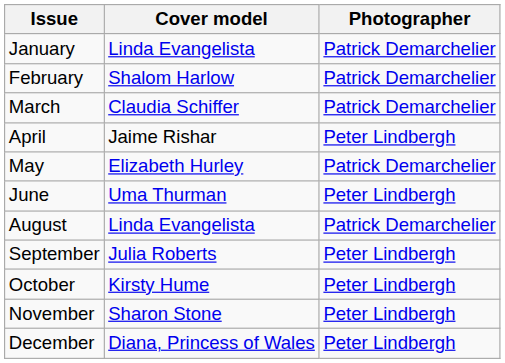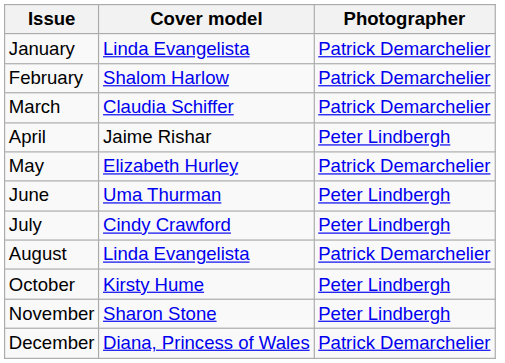+ row: (25, 225)
- row: (54, 254)
(389, 343) Peter Lindbergh -> (404, 343) Patrick Demarchelier
